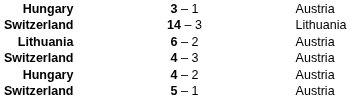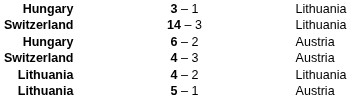(315, 8) Austria -> (321, 8) Lithuania
(46, 41) Lithuania -> (48, 41) Hungary
(48, 74) Hungary -> (46, 74) Lithuania
(315, 74) Austria -> (321, 74) Lithuania
(39, 91) Switzerland -> (46, 91) Lithuania
